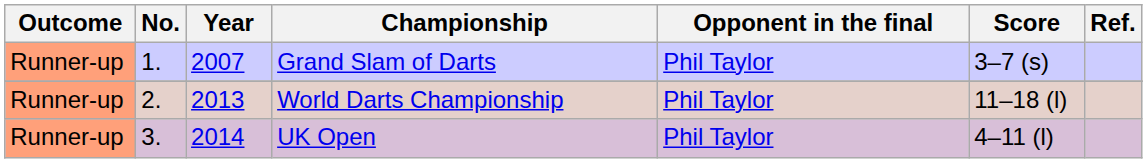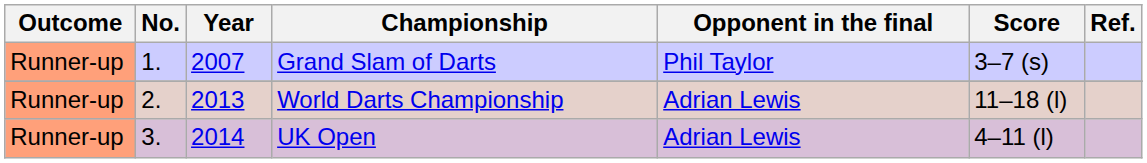(718, 99) Phil Taylor -> (732, 99) Adrian Lewis
(718, 137) Phil Taylor -> (732, 137) Adrian Lewis
